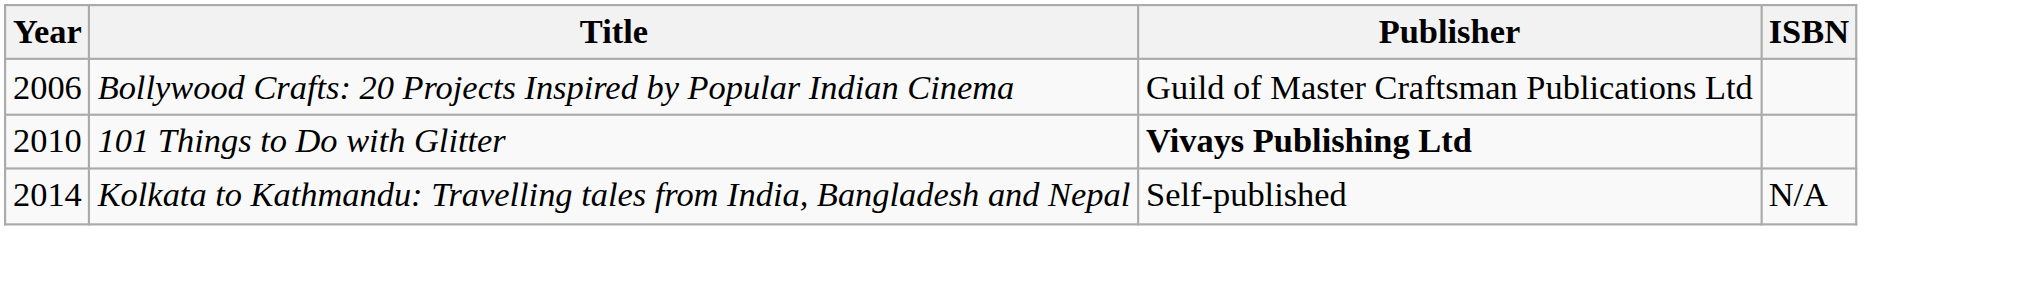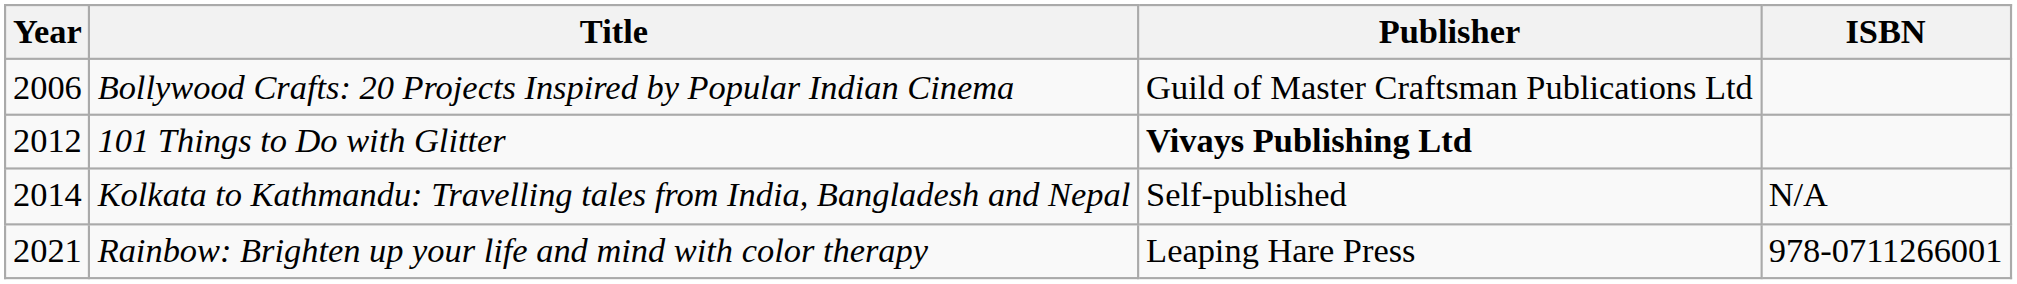(47, 140) 2010 -> (47, 140) 2012
+ row: (513, 250)
